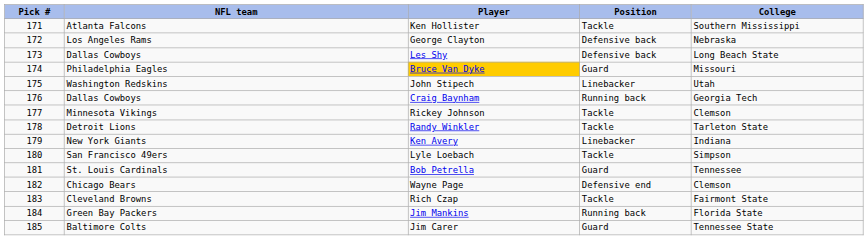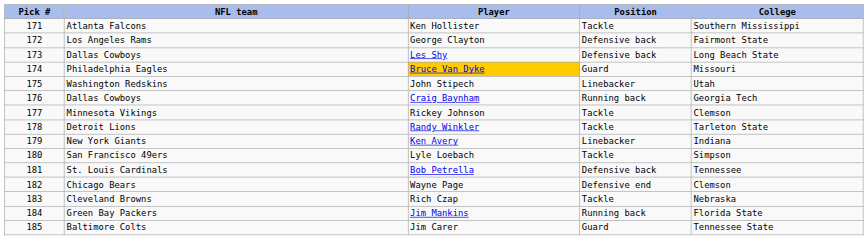(715, 40) Nebraska -> (731, 40) Fairmont State
(595, 170) Guard -> (619, 170) Defensive back
(731, 199) Fairmont State -> (715, 199) Nebraska
